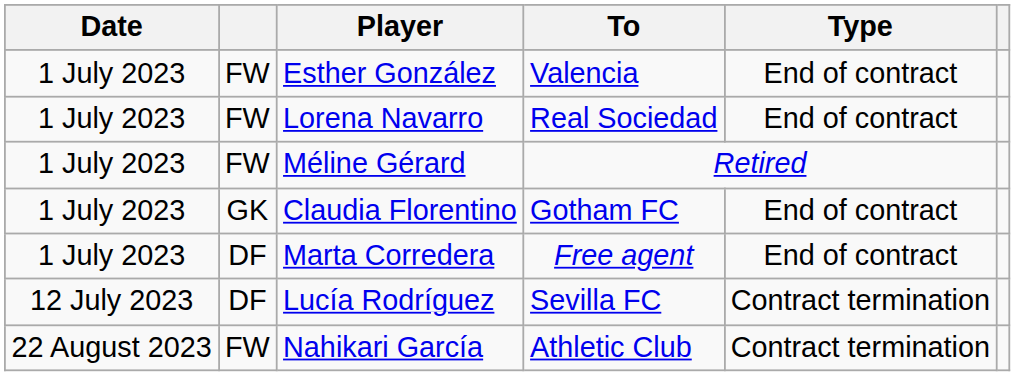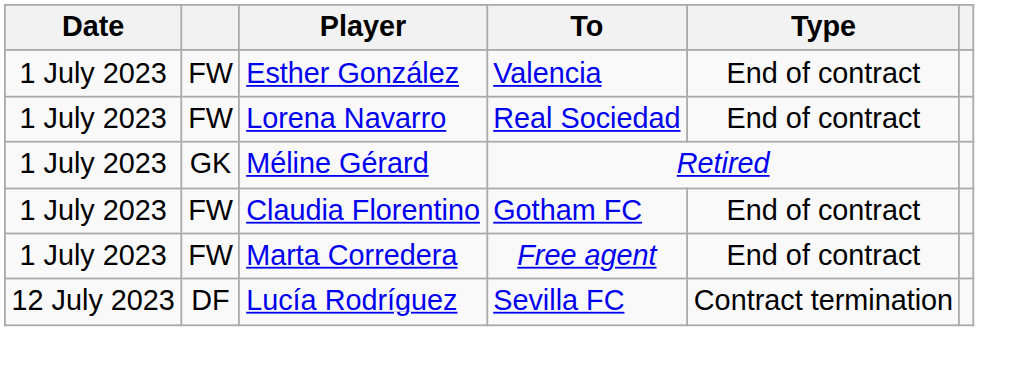(247, 164) FW -> (211, 164) GK
(247, 210) GK -> (211, 210) FW
(247, 255) DF -> (211, 255) FW
- row: (383, 347)
